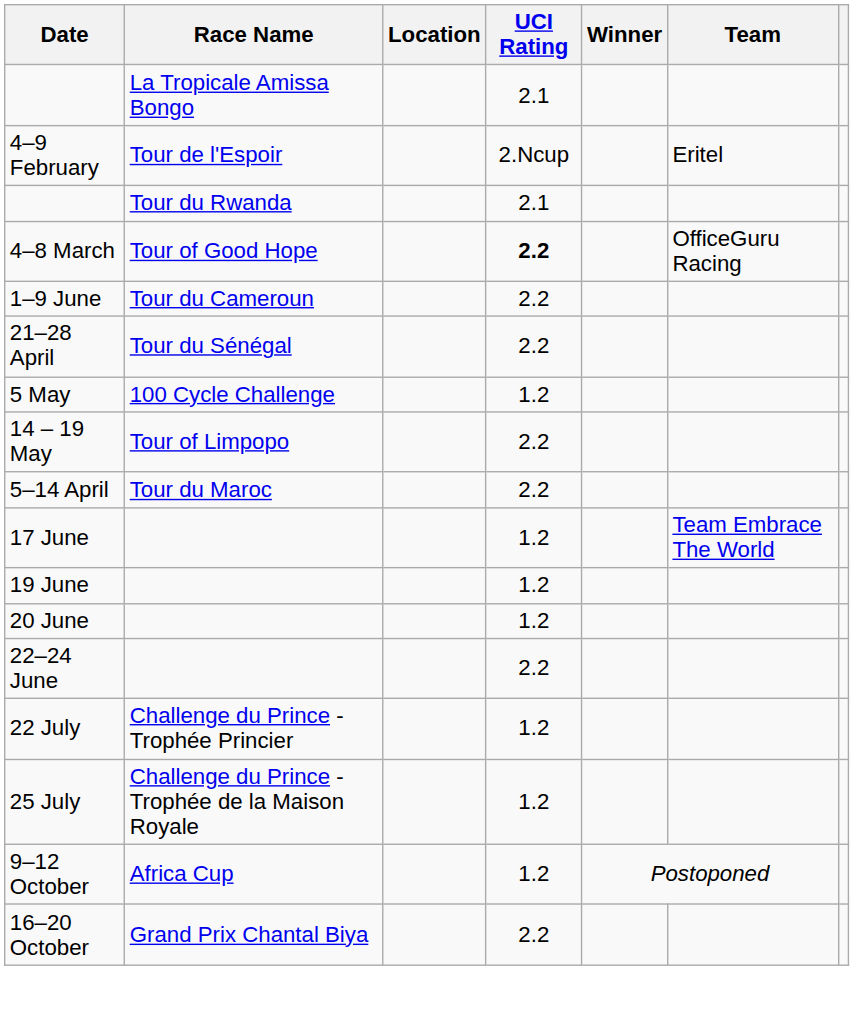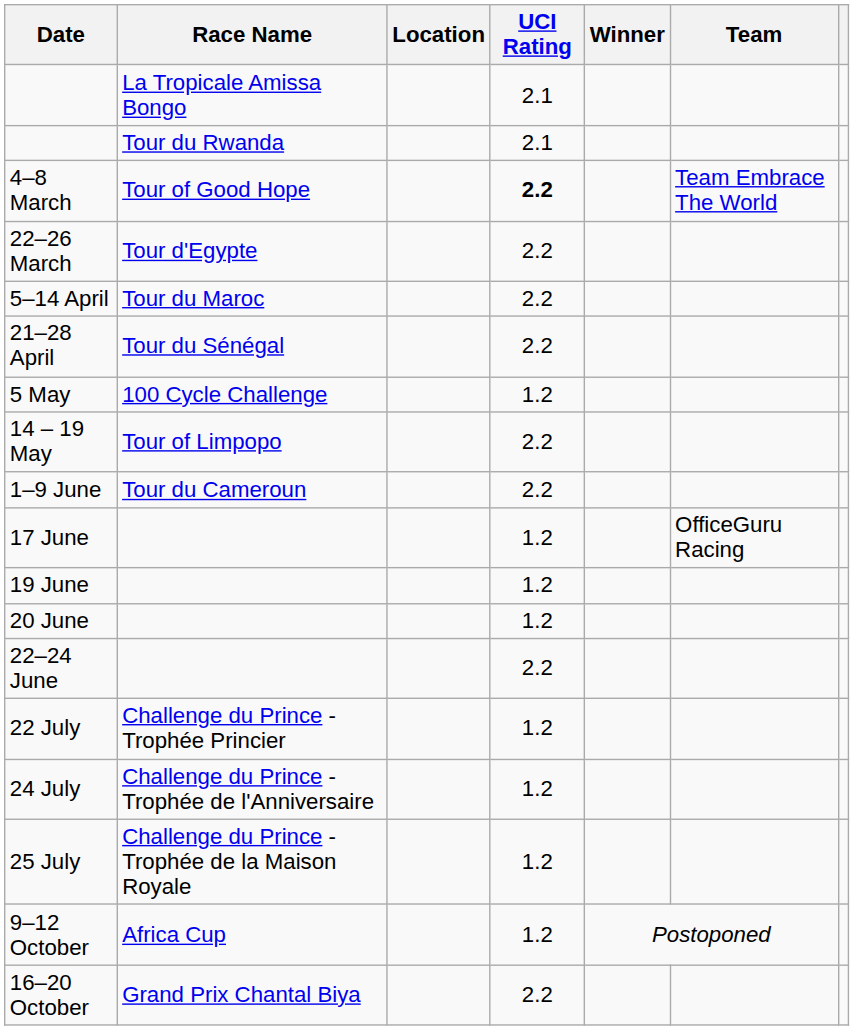- row: (54, 155)
(726, 250) OfficeGuru Racing -> (750, 190) Team Embrace The World
+ row: (41, 250)
rows swapped: (59, 489) <-> (56, 298)
(747, 537) Team Embrace The World -> (729, 537) OfficeGuru Racing
+ row: (45, 788)
